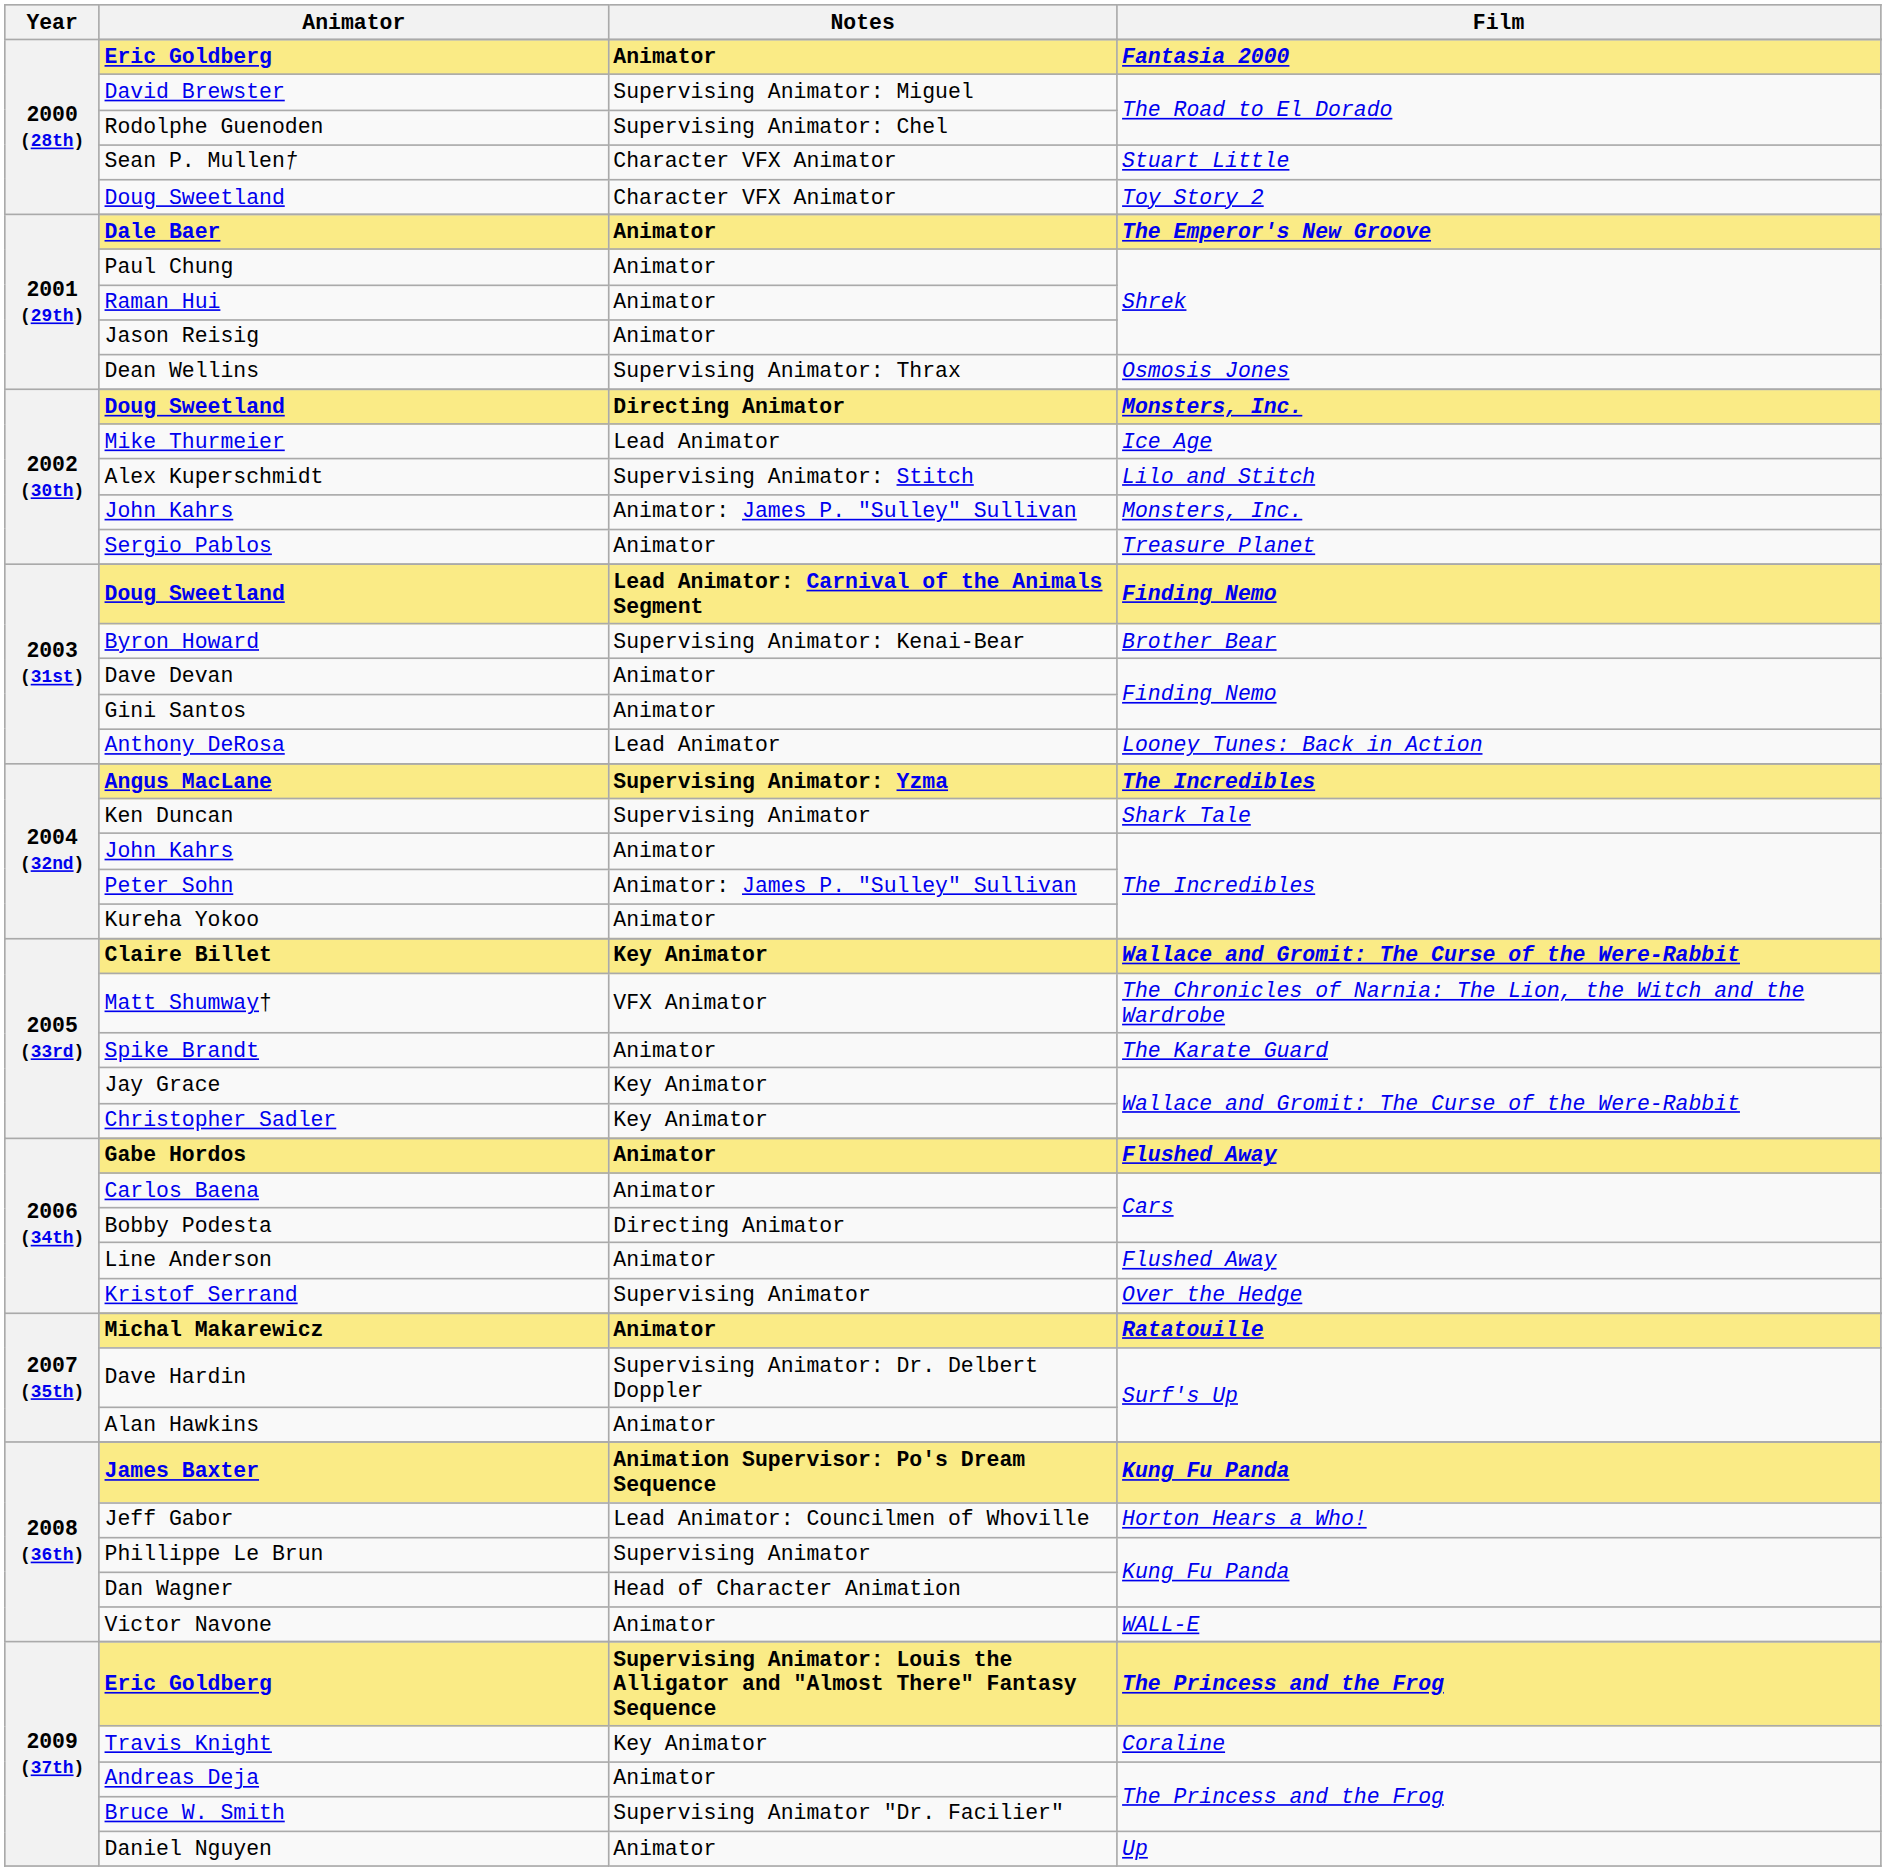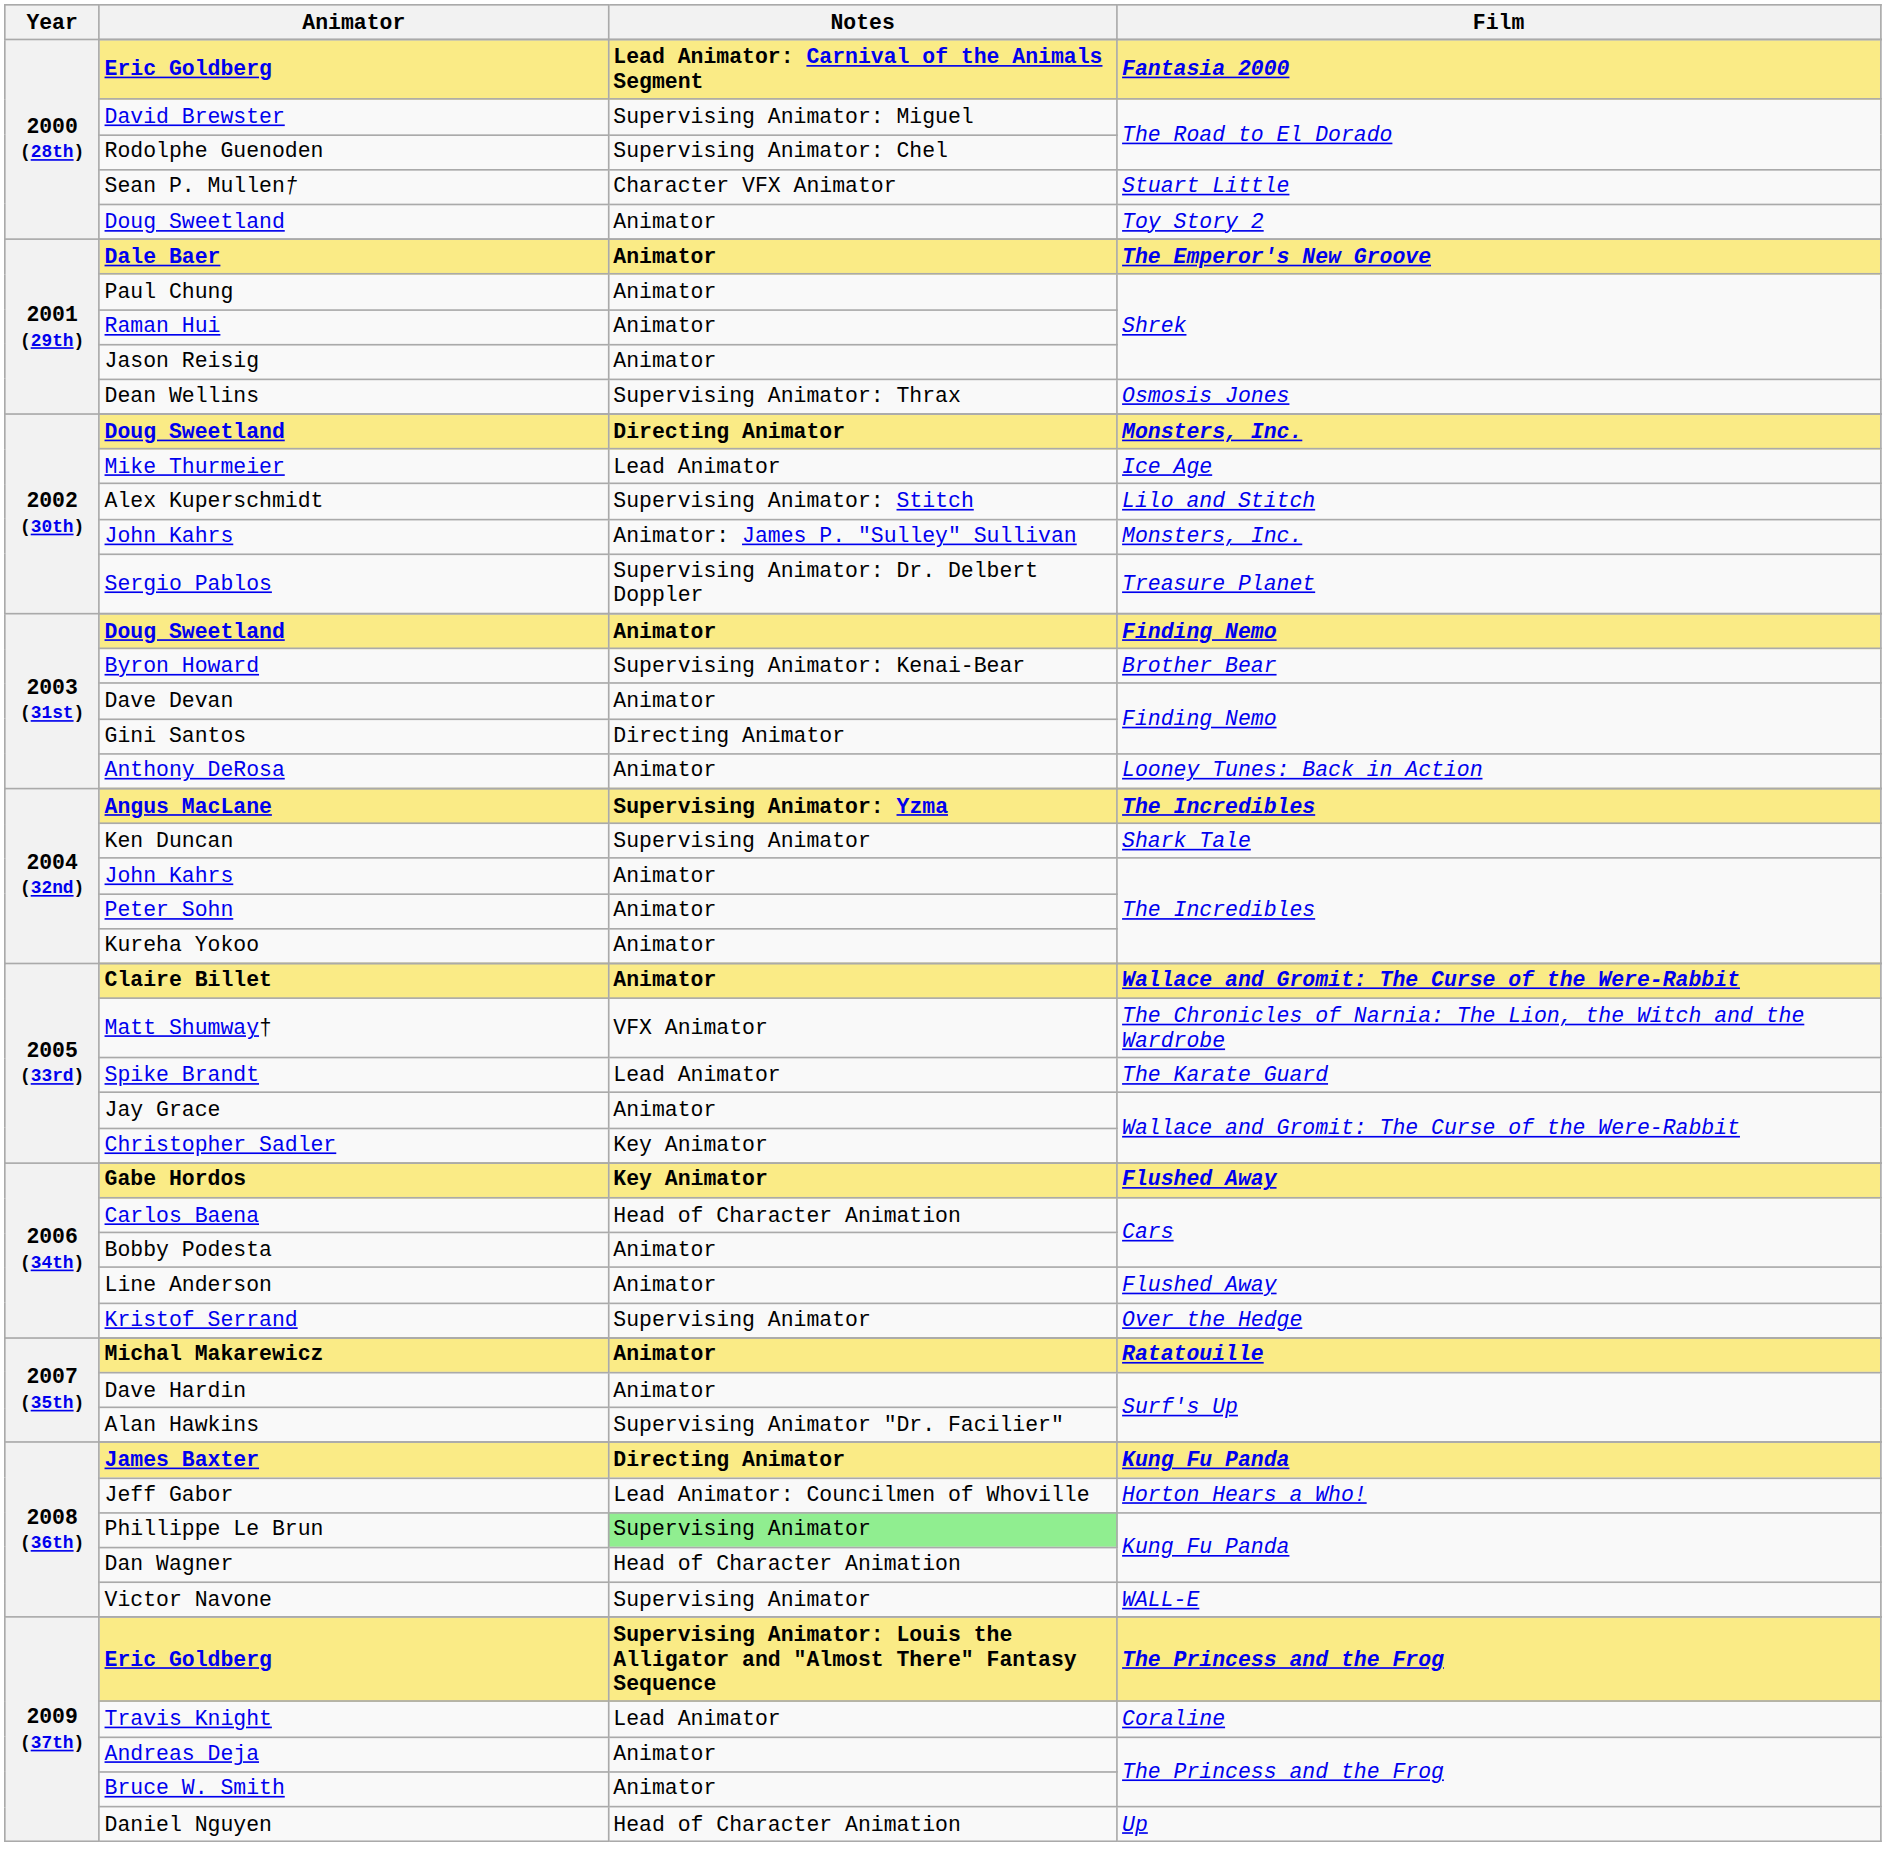(665, 57) Animator -> (858, 70) Lead Animator: Carnival of the Animals Segment
(755, 197) Character VFX Animator -> (665, 222) Animator
(665, 547) Animator -> (826, 584) Supervising Animator: Dr. Delbert Doppler
(858, 594) Lead Animator: Carnival of the Animals Segment -> (665, 631) Animator
(665, 711) Animator -> (729, 736) Directing Animator
(697, 746) Lead Animator -> (665, 771) Animator
(845, 886) Animator: James P. "Sulley" Sullivan -> (665, 911) Animator
(691, 956) Key Animator -> (665, 981) Animator
(665, 1051) Animator -> (697, 1075) Lead Animator
(691, 1086) Key Animator -> (665, 1110) Animator
(665, 1156) Animator -> (691, 1180) Key Animator
(665, 1191) Animator -> (787, 1215) Head of Character Animation
(729, 1225) Directing Animator -> (665, 1250) Animator
(826, 1378) Supervising Animator: Dr. Delbert Doppler -> (665, 1390) Animator
(665, 1425) Animator -> (839, 1425) Supervising Animator "Dr. Facilier"
(819, 1472) Animation Supervisor: Po's Dream Sequence -> (729, 1460) Directing Animator
(742, 1555) no background -> (742, 1530) lightgreen background
(665, 1625) Animator -> (742, 1600) Supervising Animator
(691, 1744) Key Animator -> (697, 1719) Lead Animator
(839, 1814) Supervising Animator "Dr. Facilier" -> (665, 1789) Animator
(665, 1849) Animator -> (787, 1824) Head of Character Animation
